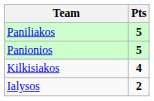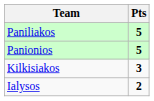(139, 68) 4 -> (139, 68) 3
